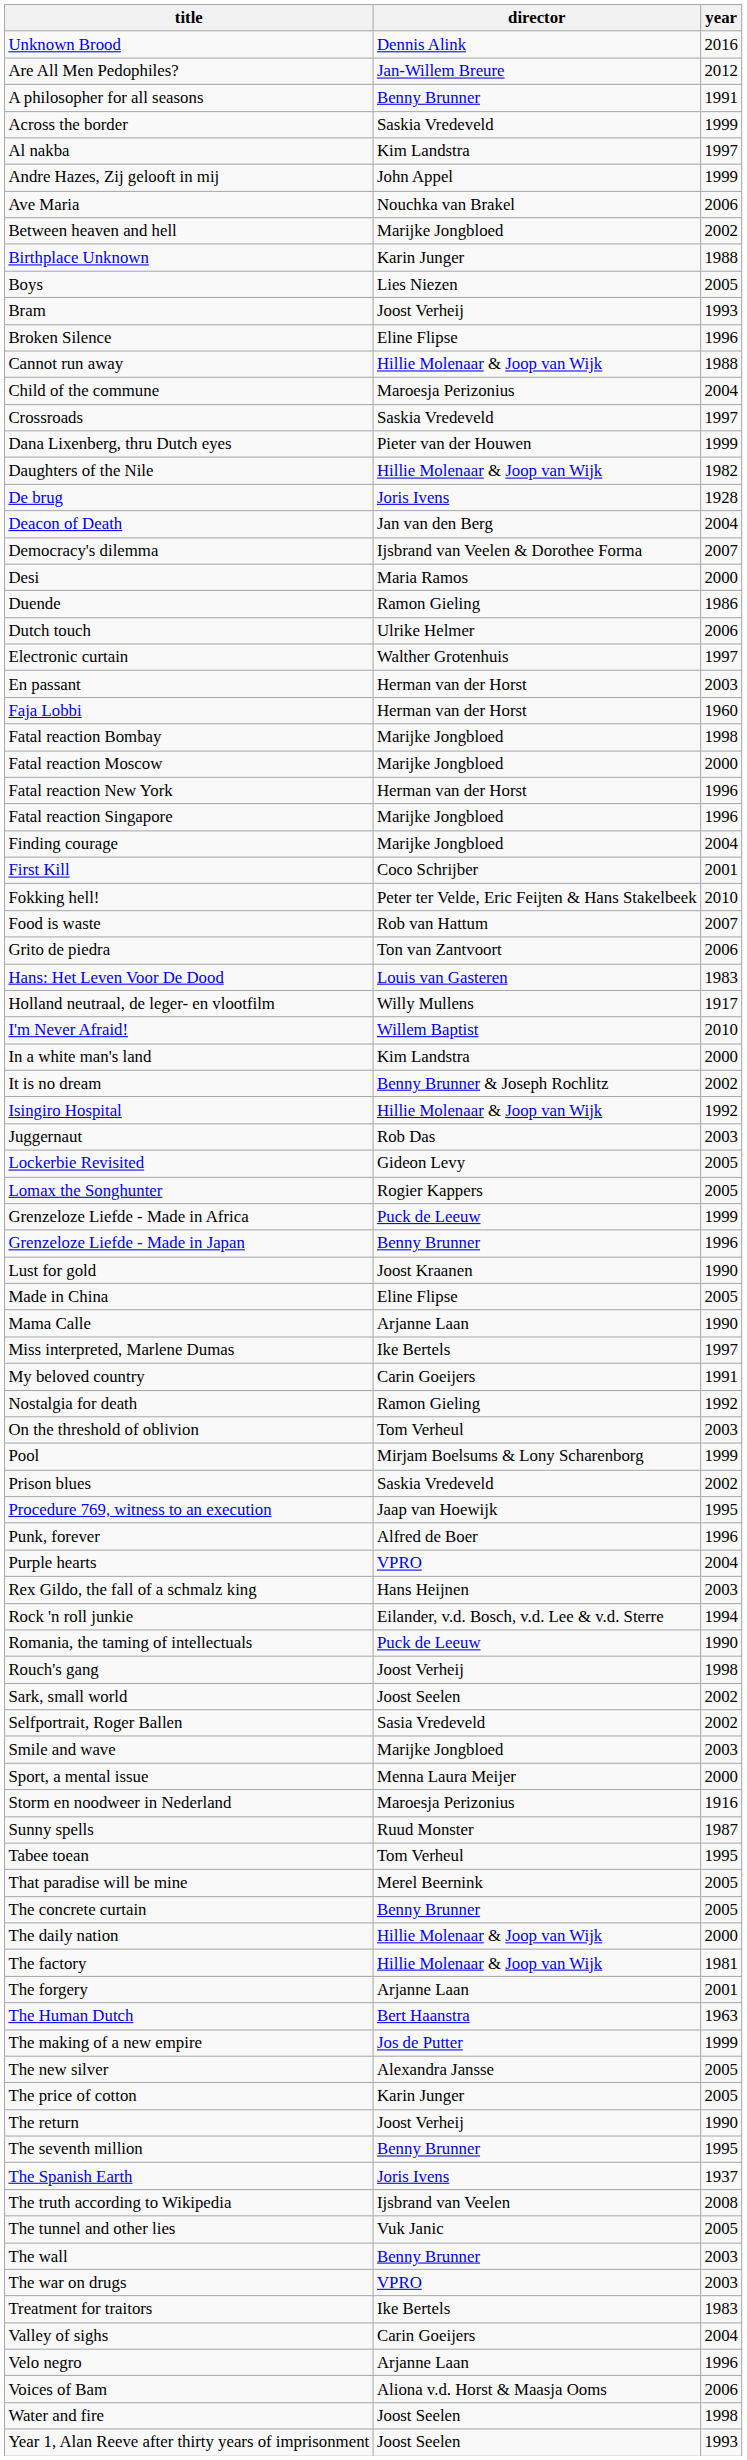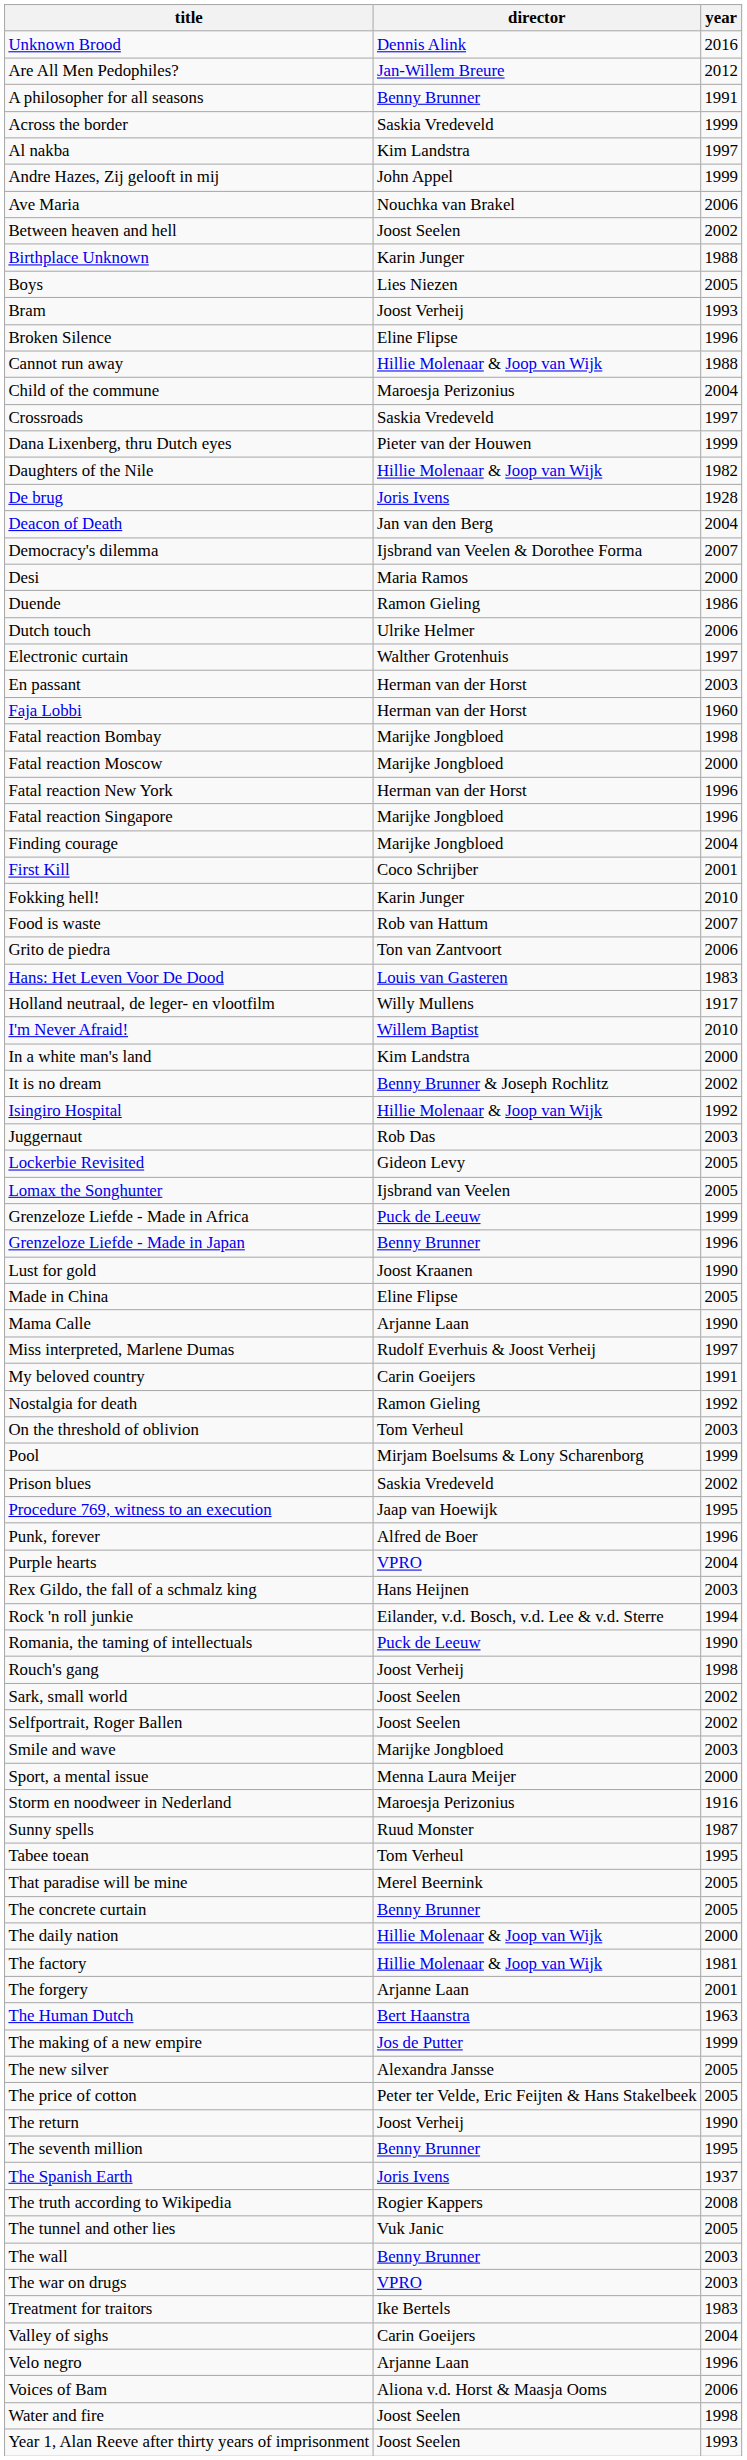(440, 230) Marijke Jongbloed -> (419, 230) Joost Seelen
(537, 897) Peter ter Velde, Eric Feijten & Hans Stakelbeek -> (421, 897) Karin Junger
(430, 1190) Rogier Kappers -> (444, 1190) Ijsbrand van Veelen
(414, 1350) Ike Bertels -> (486, 1350) Rudolf Everhuis & Joost Verheij
(431, 1723) Sasia Vredeveld -> (419, 1723) Joost Seelen
(421, 2096) Karin Junger -> (537, 2096) Peter ter Velde, Eric Feijten & Hans Stakelbeek
(444, 2202) Ijsbrand van Veelen -> (430, 2202) Rogier Kappers
